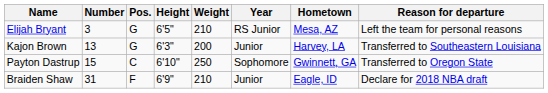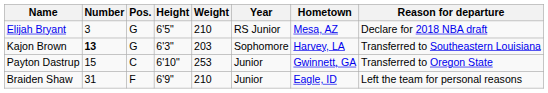(442, 29) Left the team for personal reasons -> (424, 29) Declare for 2018 NBA draft
(90, 46) normal -> (90, 46) bold
(203, 46) 200 -> (203, 46) 203
(248, 46) Junior -> (261, 46) Sophomore
(203, 63) 250 -> (203, 63) 253
(261, 63) Sophomore -> (248, 63) Junior
(424, 79) Declare for 2018 NBA draft -> (442, 79) Left the team for personal reasons
